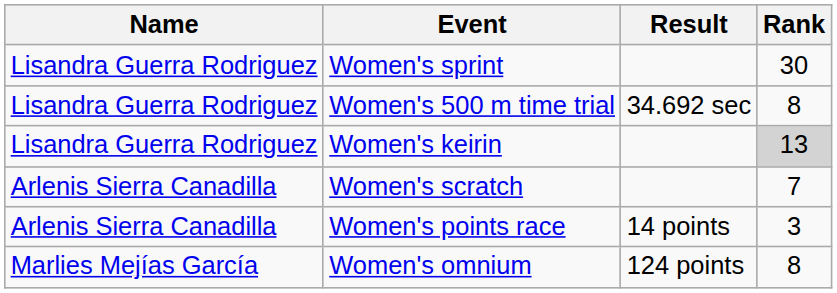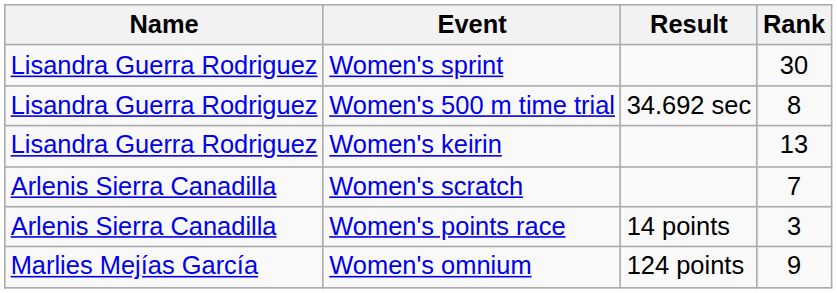(794, 145) lightgrey background -> (794, 145) no background
(794, 266) 8 -> (794, 266) 9
